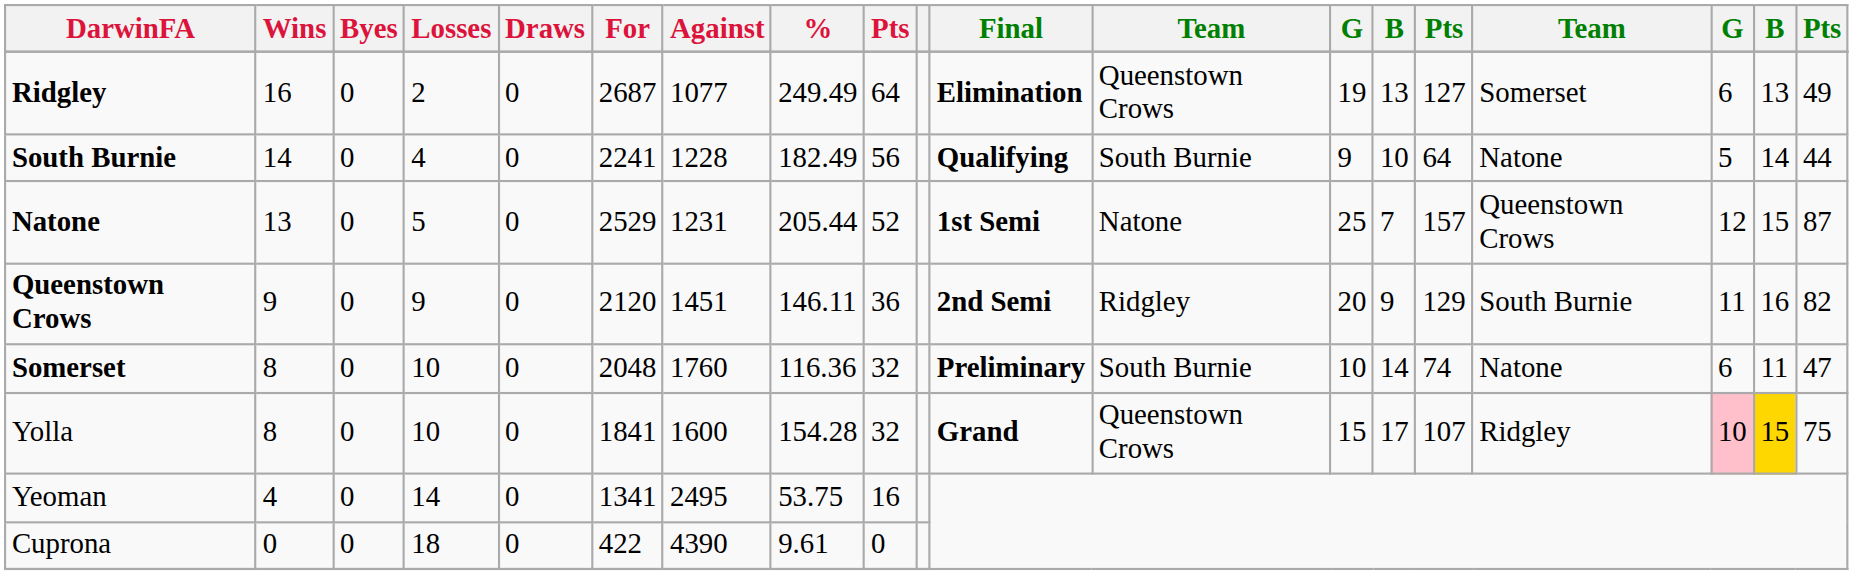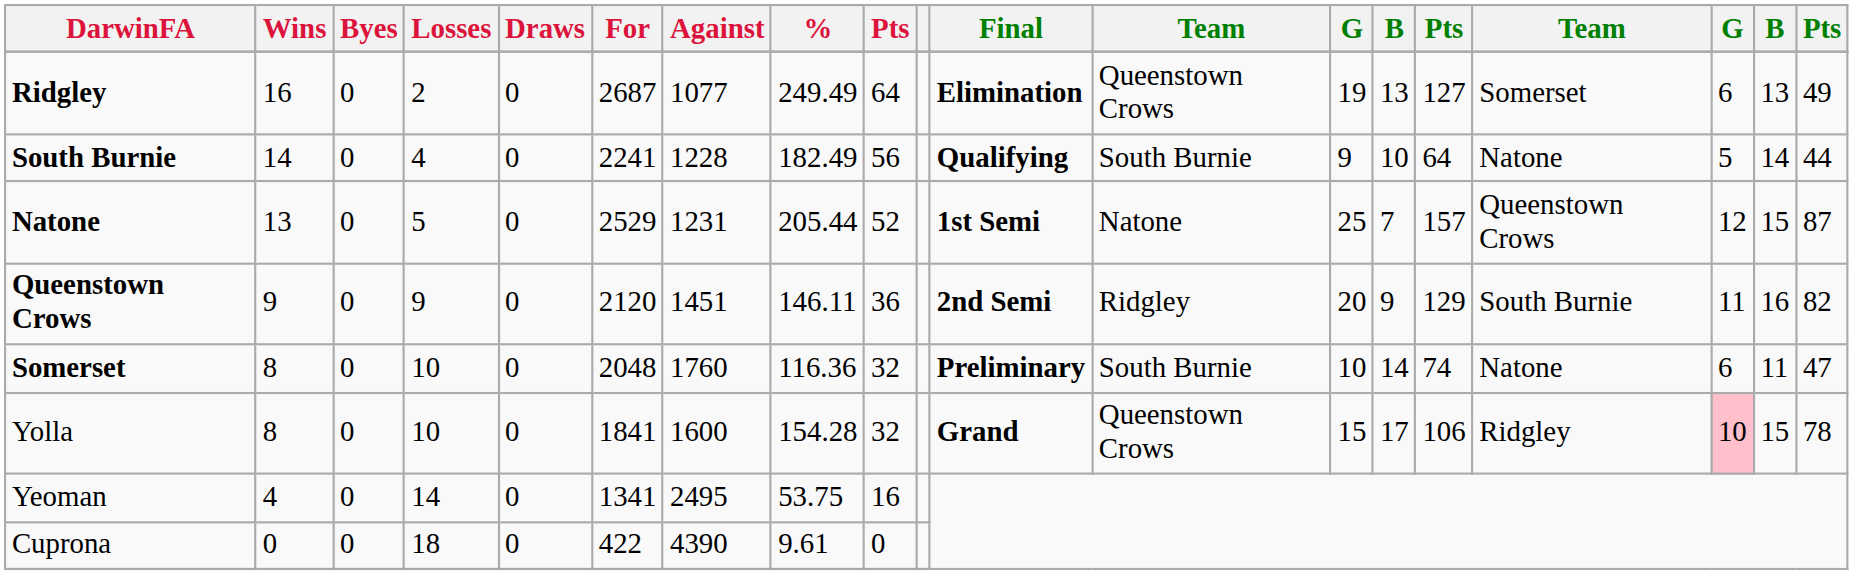(1444, 432) 107 -> (1444, 432) 106
(1775, 432) gold background -> (1775, 432) no background
(1817, 432) 75 -> (1817, 432) 78
